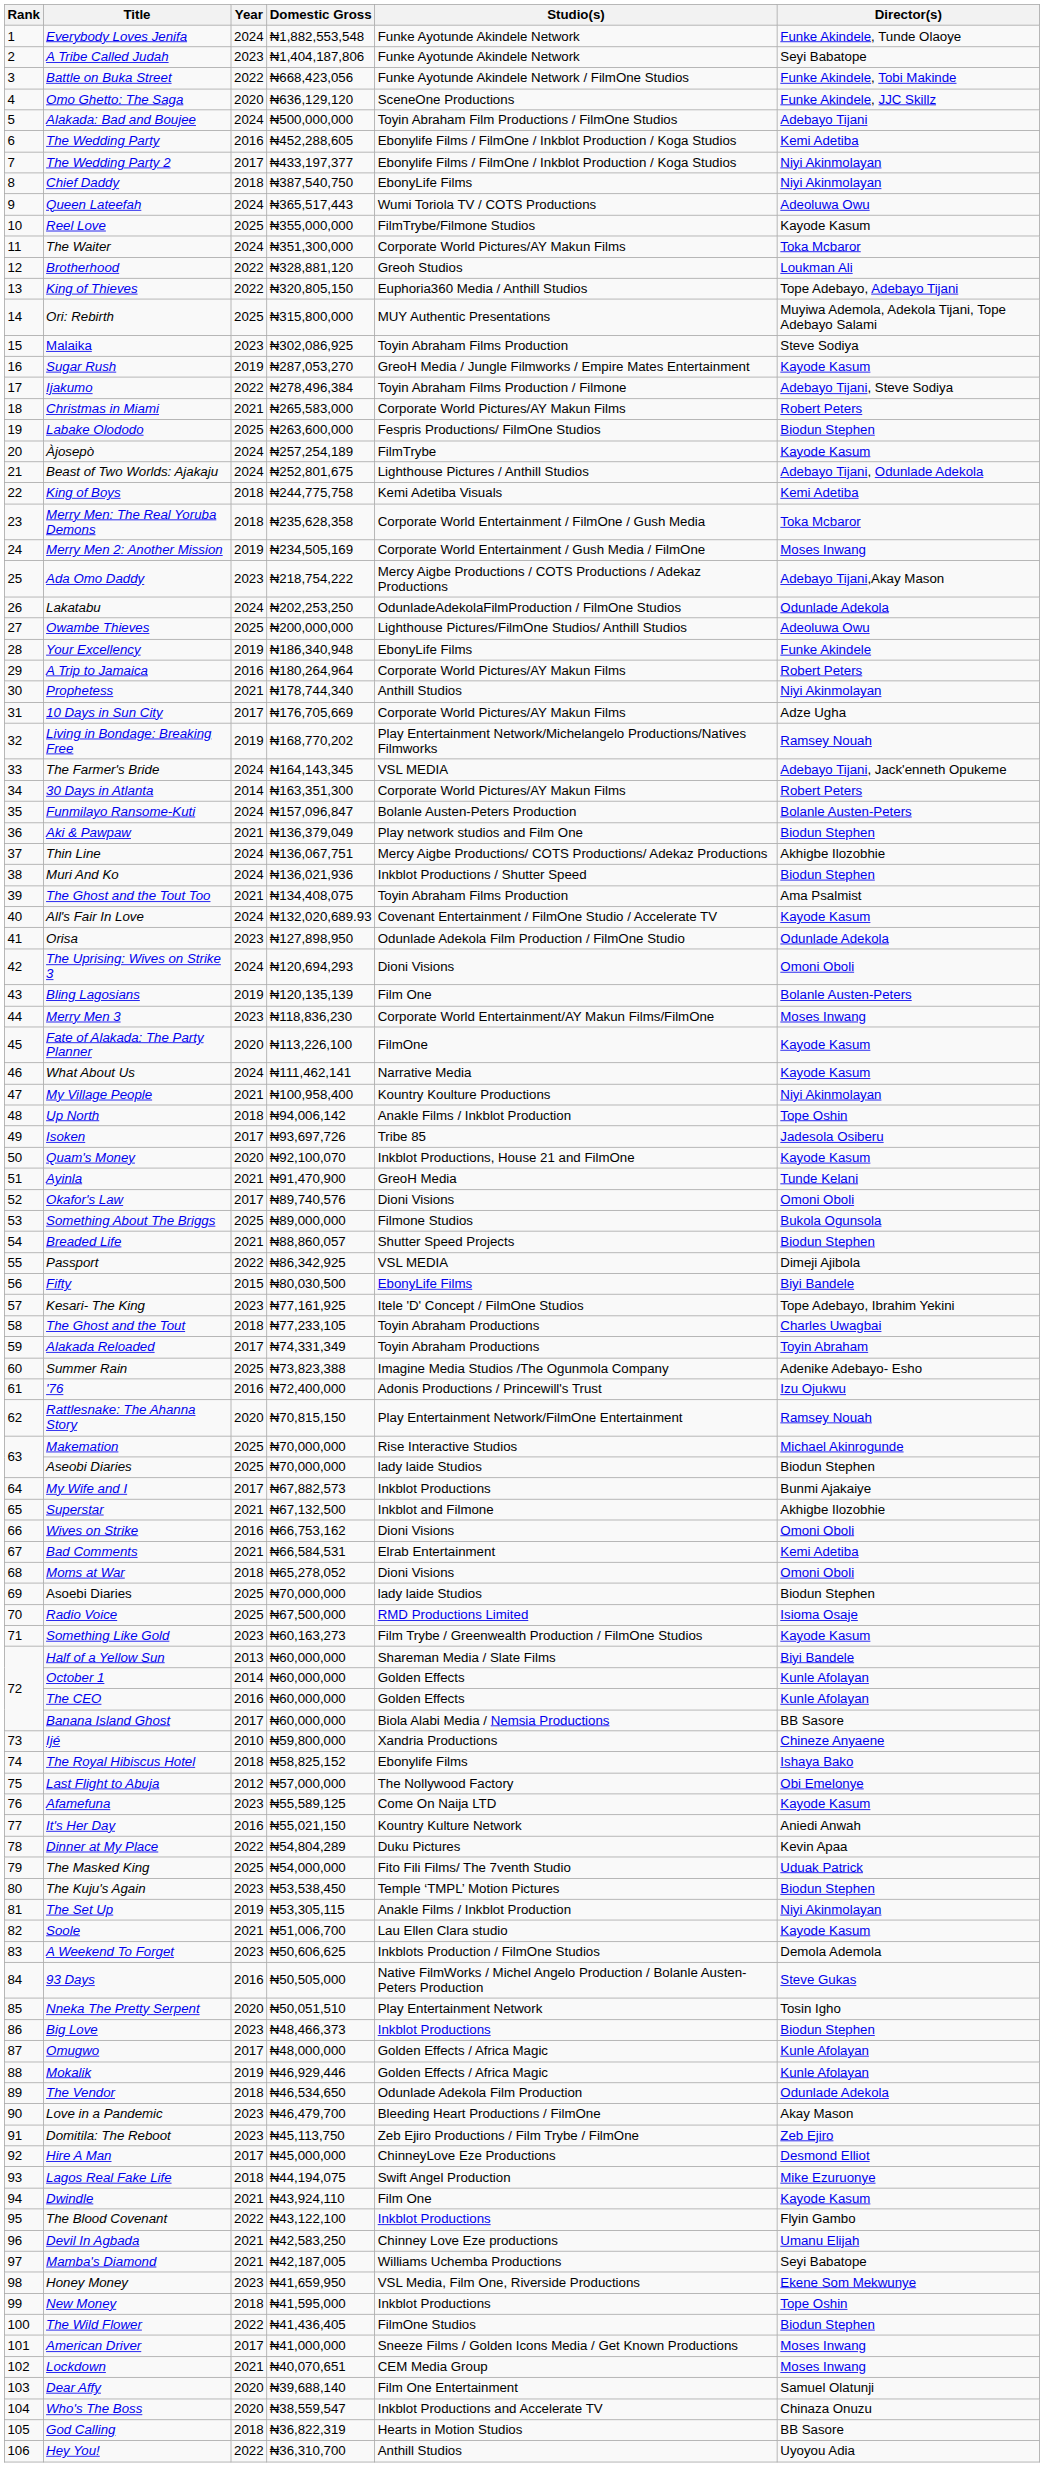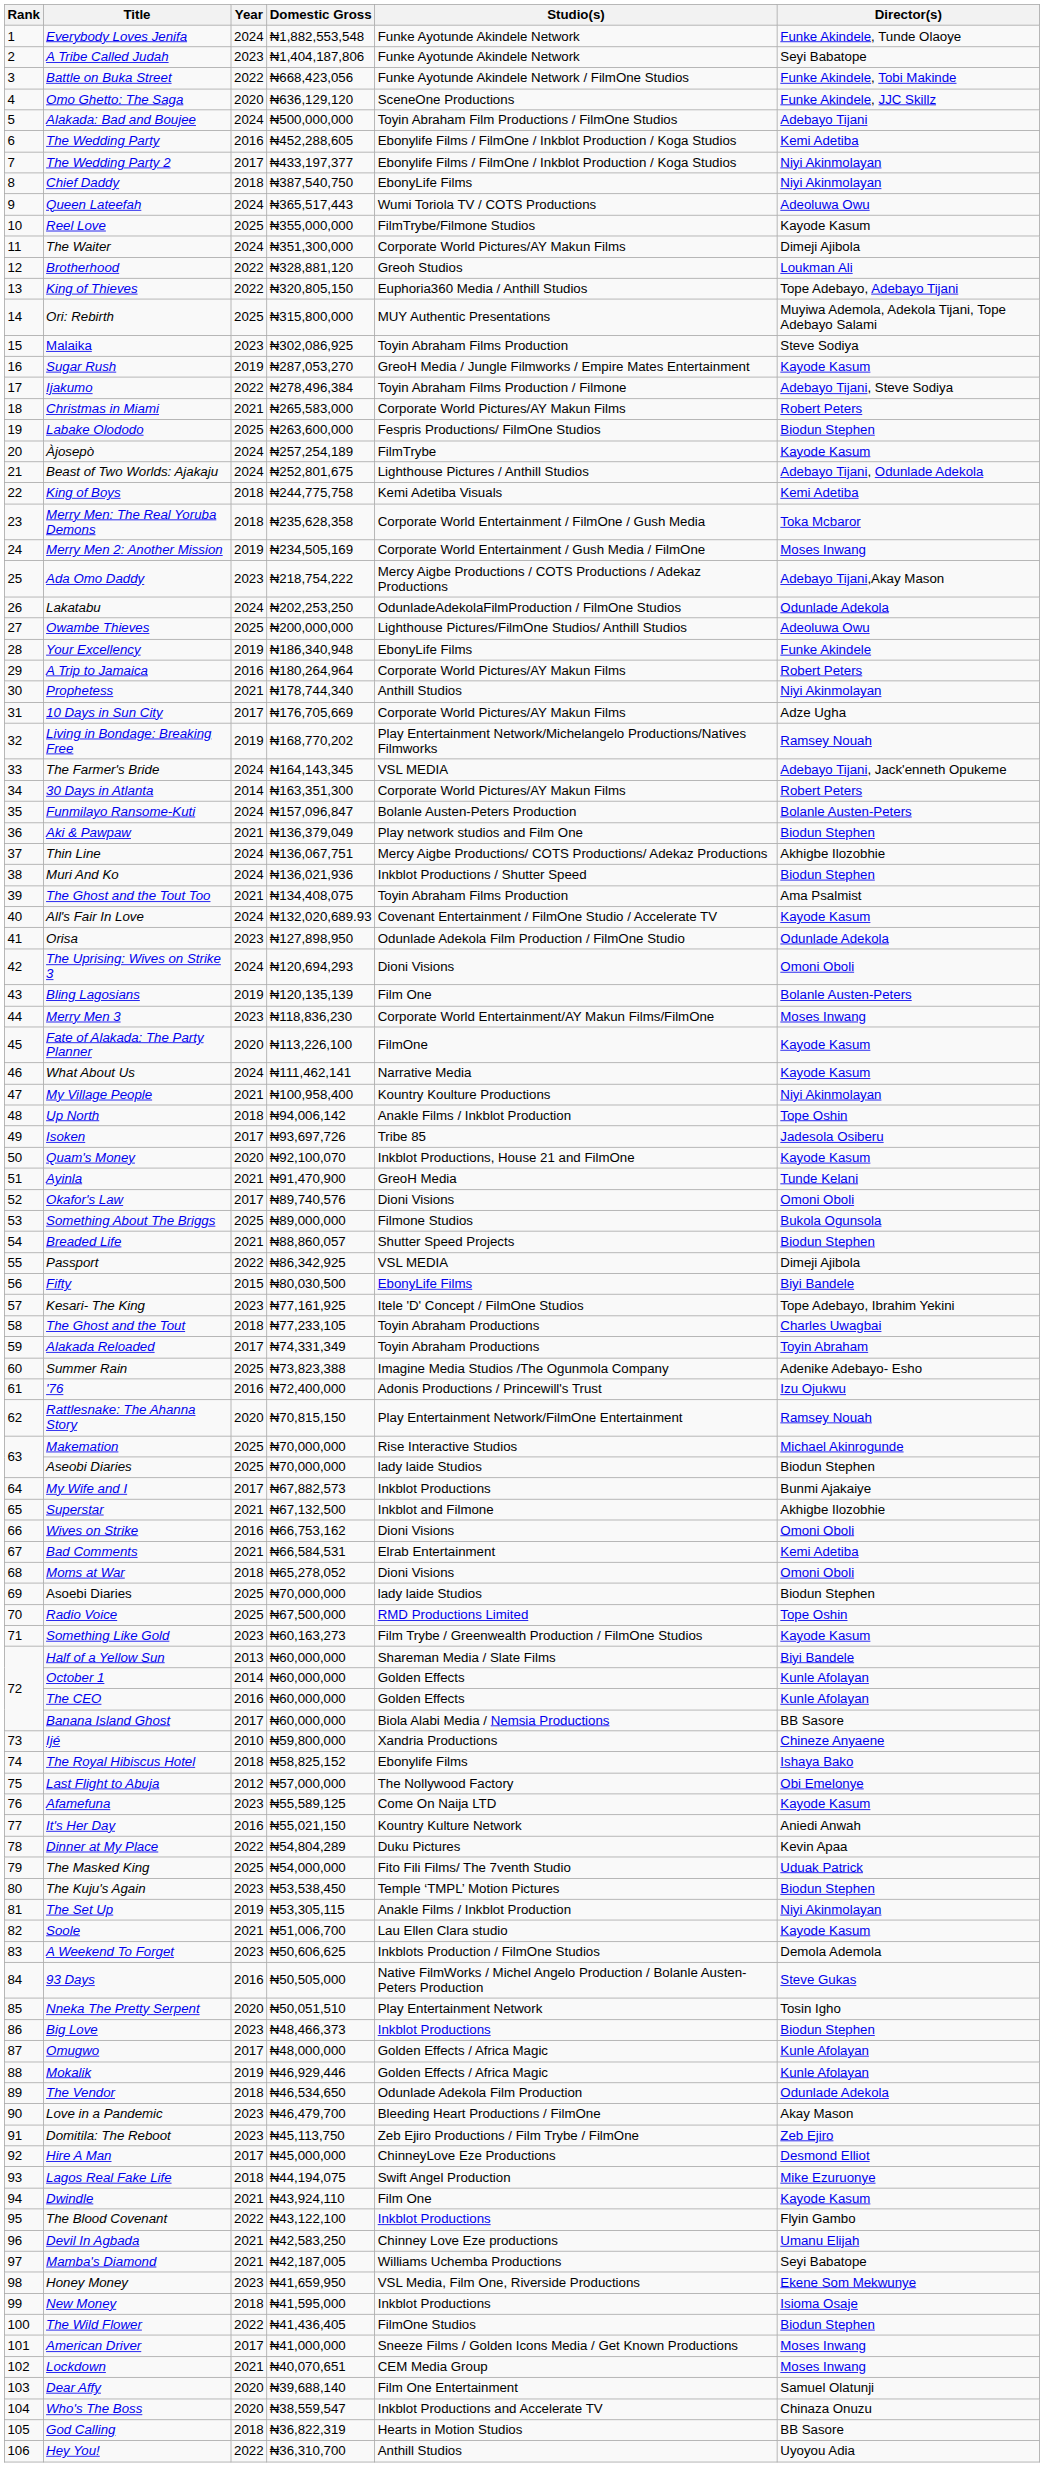(821, 246) Toka Mcbaror -> (820, 246) Dimeji Ajibola
(819, 1614) Isioma Osaje -> (814, 1614) Tope Oshin
(814, 2303) Tope Oshin -> (819, 2303) Isioma Osaje
